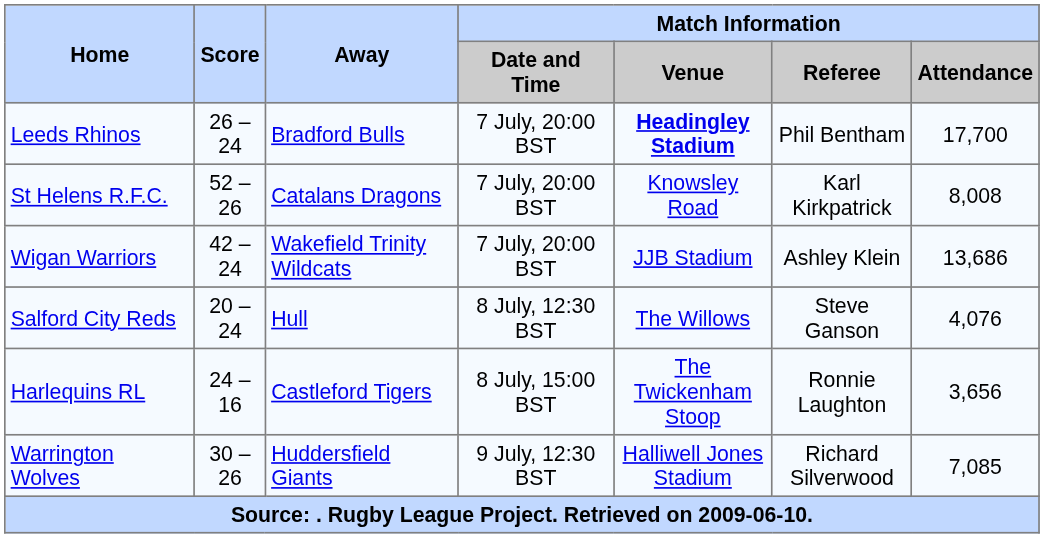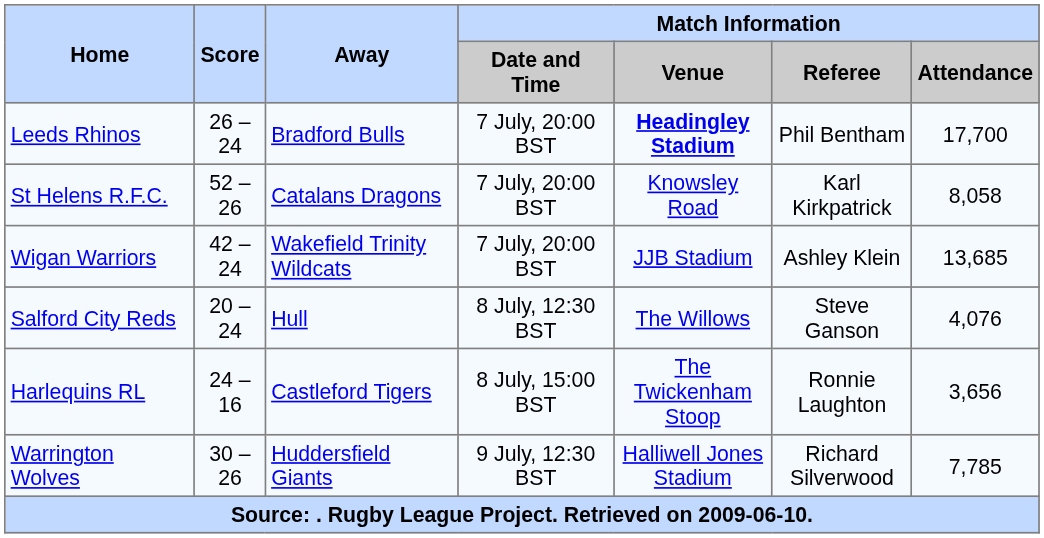(975, 195) 8,008 -> (975, 195) 8,058
(975, 256) 13,686 -> (975, 256) 13,685
(975, 465) 7,085 -> (975, 465) 7,785
